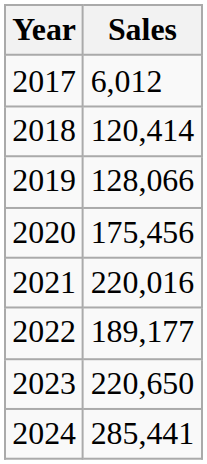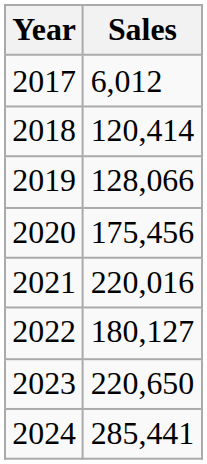(142, 332) 189,177 -> (142, 332) 180,127
